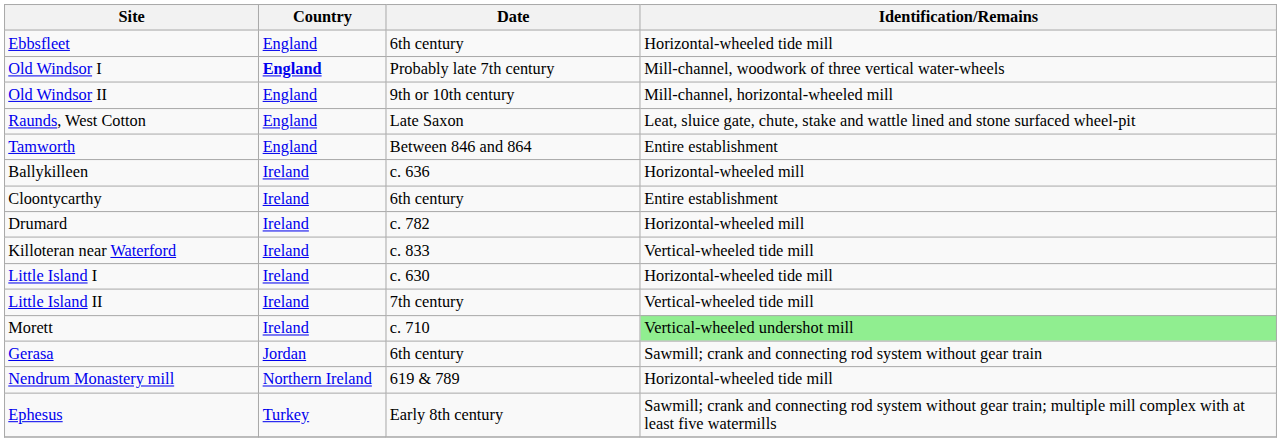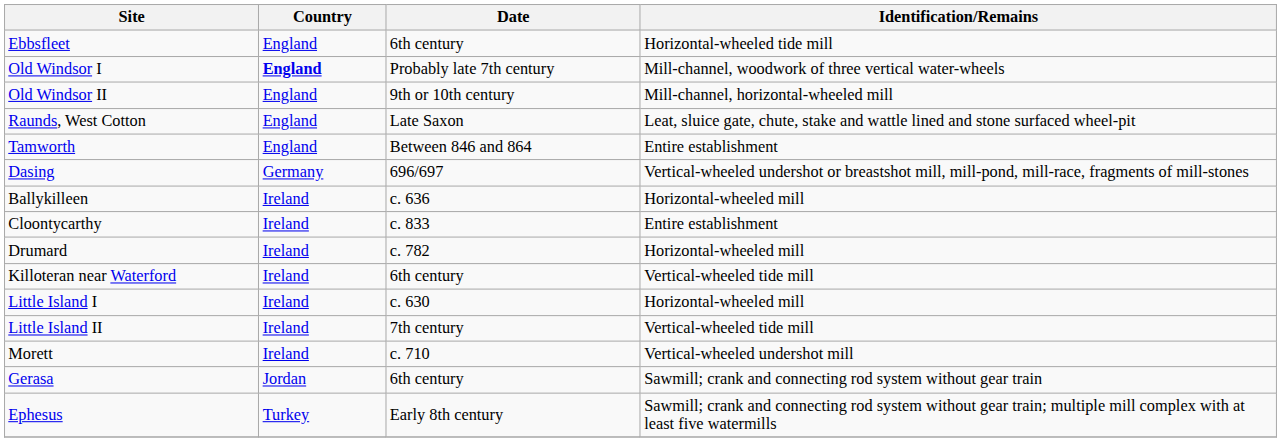+ row: (31, 172)
(427, 198) 6th century -> (410, 224) c. 833
(410, 250) c. 833 -> (427, 276) 6th century
(738, 276) Horizontal-wheeled tide mill -> (724, 302) Horizontal-wheeled mill
(749, 328) lightgreen background -> (749, 353) no background
- row: (91, 379)
